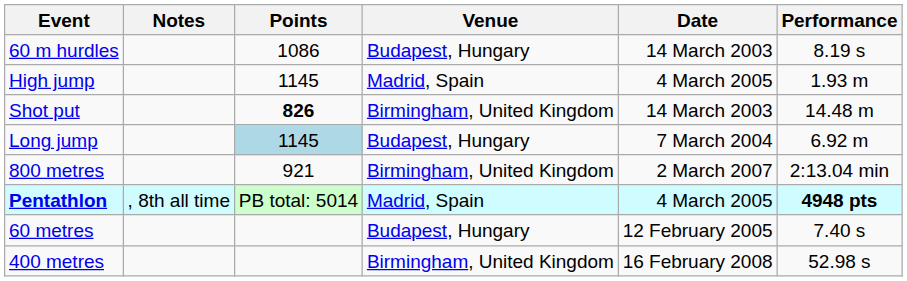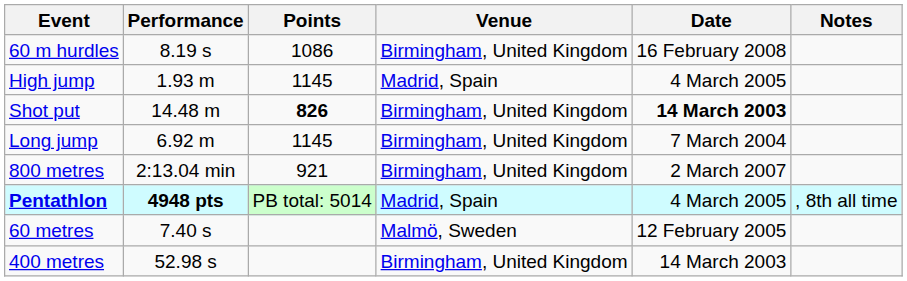columns swapped: (839, 20) <-> (179, 20)
(448, 50) Budapest, Hungary -> (504, 50) Birmingham, United Kingdom
(709, 50) 14 March 2003 -> (711, 50) 16 February 2008
(709, 110) normal -> (721, 110) bold
(298, 140) lightblue background -> (312, 140) no background
(448, 140) Budapest, Hungary -> (504, 140) Birmingham, United Kingdom
(448, 230) Budapest, Hungary -> (449, 230) Malmö, Sweden
(698, 260) 16 February 2008 -> (723, 260) 14 March 2003
